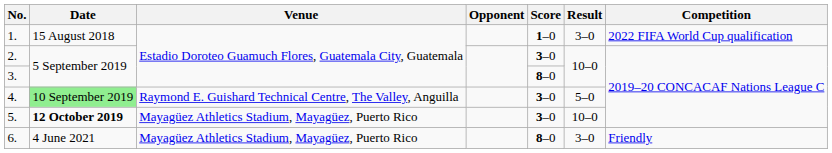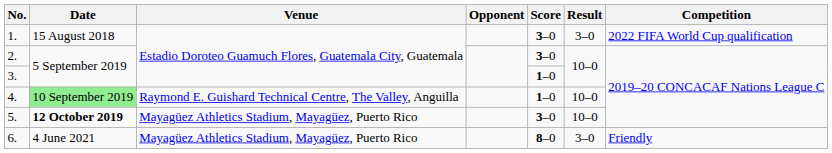(546, 35) 1–0 -> (546, 35) 3–0
(546, 76) 8–0 -> (546, 76) 1–0
(546, 96) 3–0 -> (546, 96) 1–0
(585, 96) 5–0 -> (585, 96) 10–0
